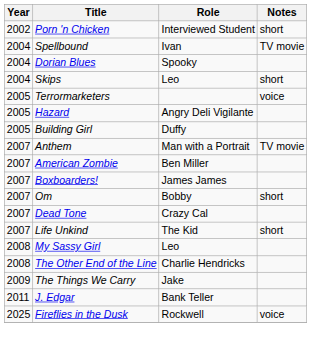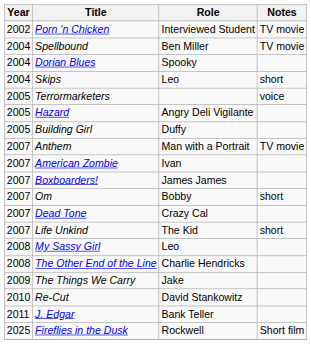(271, 29) short -> (282, 29) TV movie
(171, 46) Ivan -> (185, 46) Ben Miller
(185, 163) Ben Miller -> (171, 163) Ivan
+ row: (52, 297)
(272, 314) voice -> (282, 331) Short film
